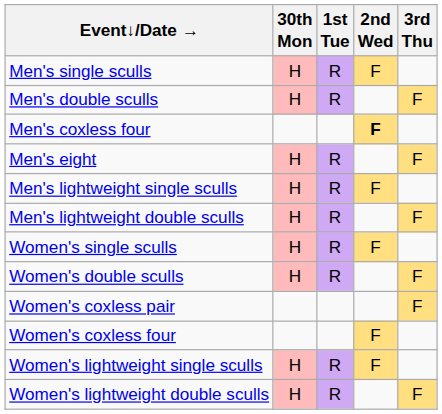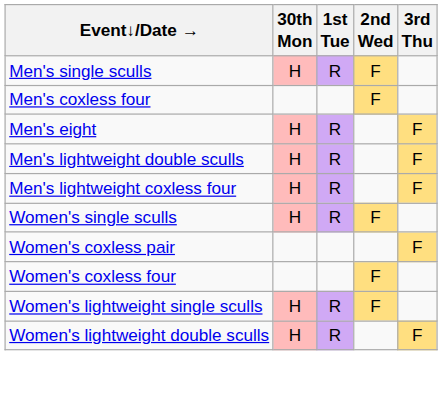- row: (84, 100)
(376, 129) bold -> (376, 100) normal
- row: (123, 188)
+ row: (123, 188)
- row: (96, 276)
